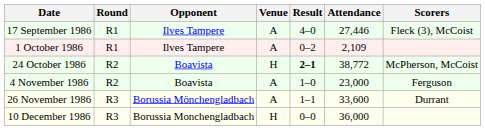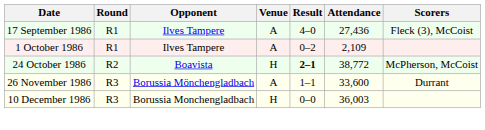(354, 30) 27,446 -> (354, 30) 27,436
- row: (49, 82)
(354, 116) 36,000 -> (354, 99) 36,003
